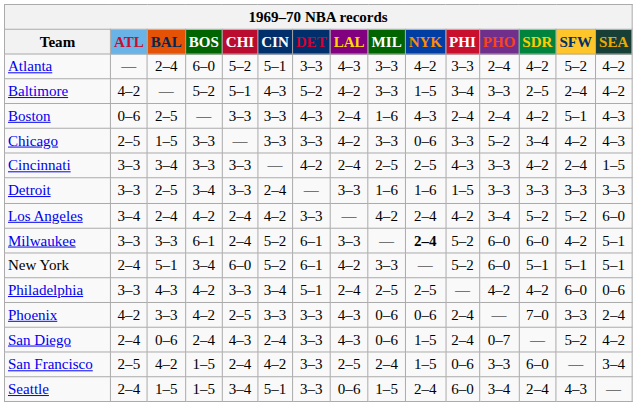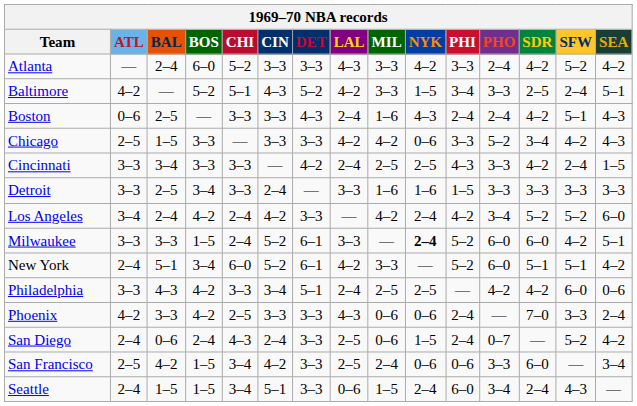(275, 66) 5–1 -> (275, 66) 3–3
(614, 91) 4–2 -> (614, 91) 5–1
(387, 141) 3–3 -> (387, 141) 4–2
(204, 240) 6–1 -> (204, 240) 1–5
(614, 265) 5–1 -> (614, 265) 4–2
(349, 339) 4–3 -> (349, 339) 2–5
(240, 364) 2–4 -> (240, 364) 3–4
(425, 364) 1–5 -> (425, 364) 0–6
